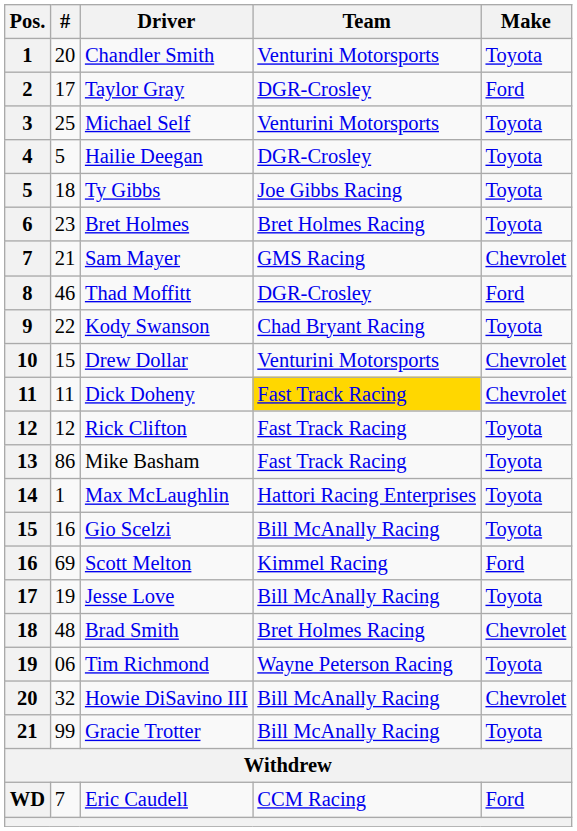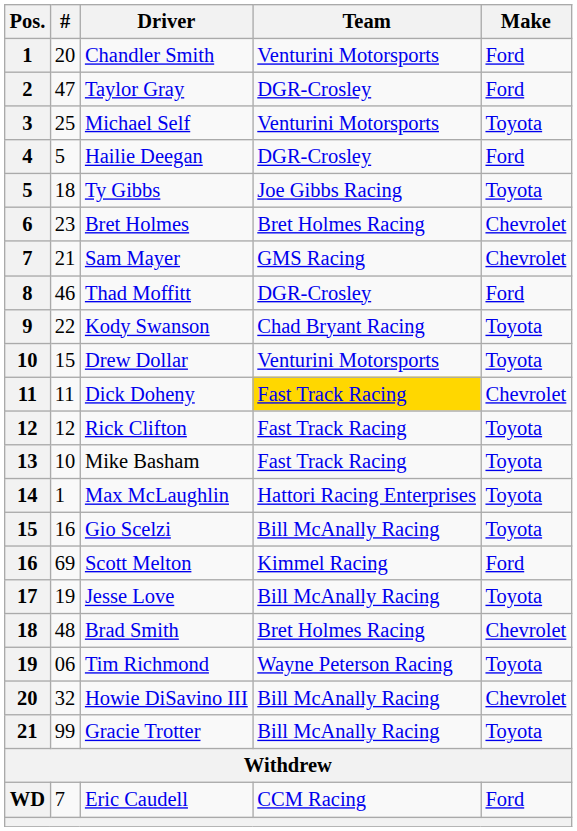(514, 55) Toyota -> (505, 55) Ford
(65, 89) 17 -> (65, 89) 47
(514, 156) Toyota -> (505, 156) Ford
(514, 224) Toyota -> (526, 224) Chevrolet
(526, 359) Chevrolet -> (514, 359) Toyota
(65, 461) 86 -> (65, 461) 10
